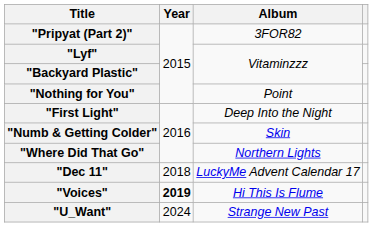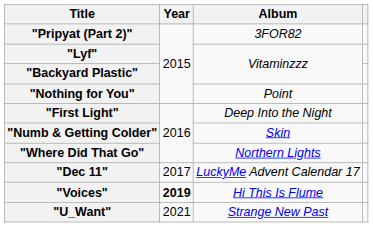(177, 172) 2018 -> (177, 172) 2017
(177, 212) 2024 -> (177, 212) 2021
